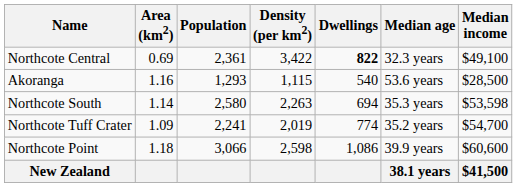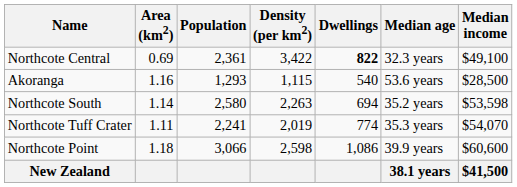(414, 103) 35.3 years -> (414, 103) 35.2 years
(161, 125) 1.09 -> (161, 125) 1.11
(414, 125) 35.2 years -> (414, 125) 35.3 years
(485, 125) $54,700 -> (485, 125) $54,070
